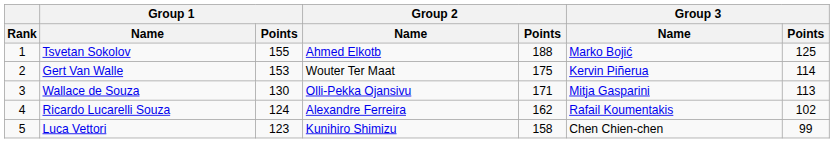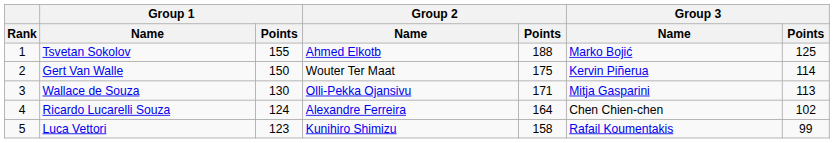(279, 72) 153 -> (279, 72) 150
(542, 110) 162 -> (542, 110) 164
(621, 110) Rafail Koumentakis -> (616, 110) Chen Chien-chen
(616, 129) Chen Chien-chen -> (621, 129) Rafail Koumentakis
